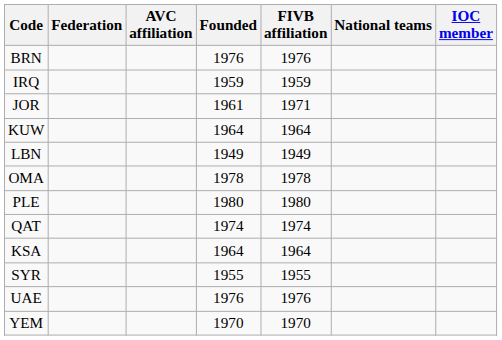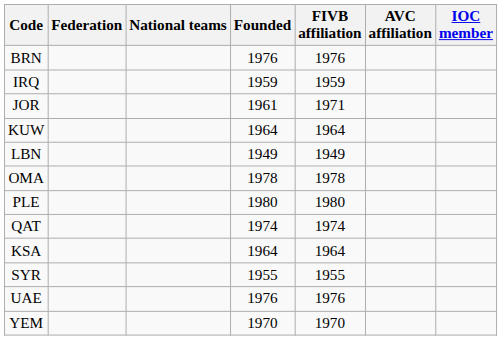columns swapped: (383, 25) <-> (161, 25)
